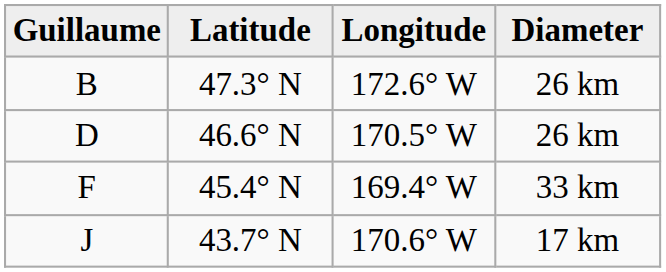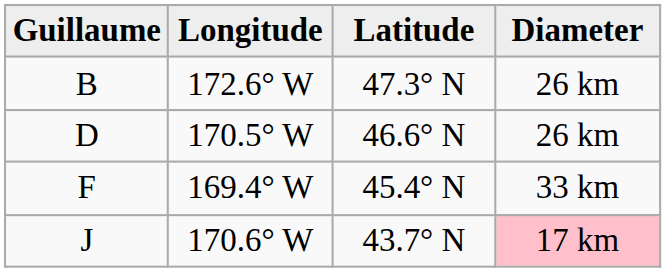columns swapped: (250, 30) <-> (414, 30)
(577, 239) no background -> (577, 239) pink background
